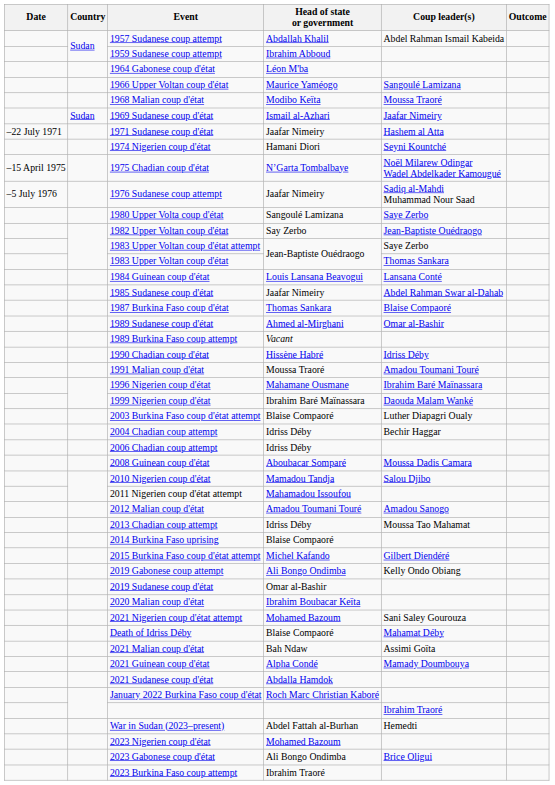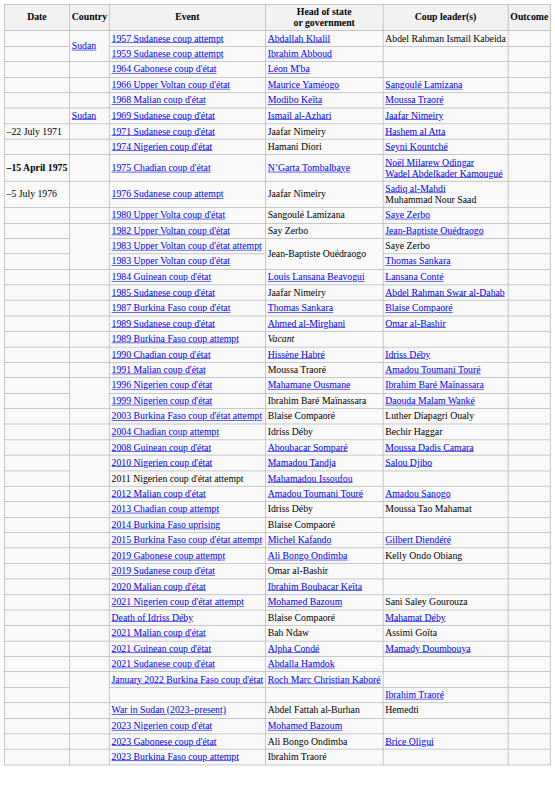(36, 168) normal -> (37, 168) bold
- row: (164, 447)
